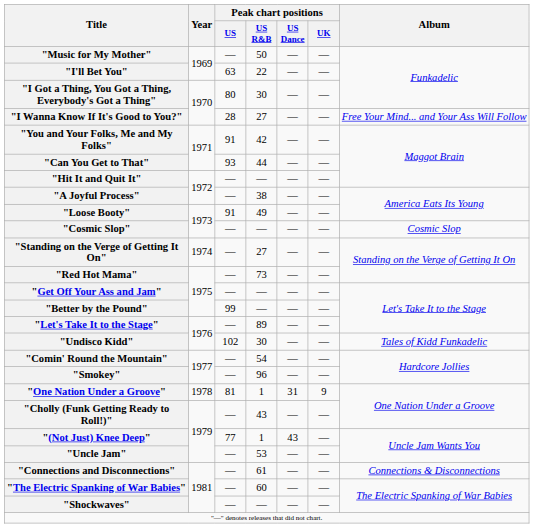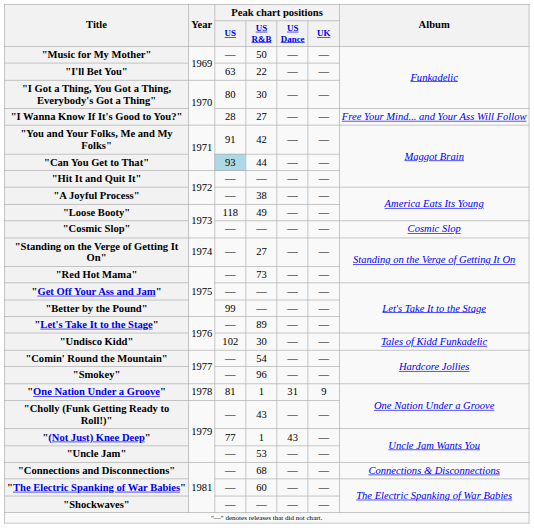(230, 162) no background -> (230, 162) lightblue background
(230, 212) 91 -> (230, 212) 118
(261, 470) 61 -> (261, 470) 68
